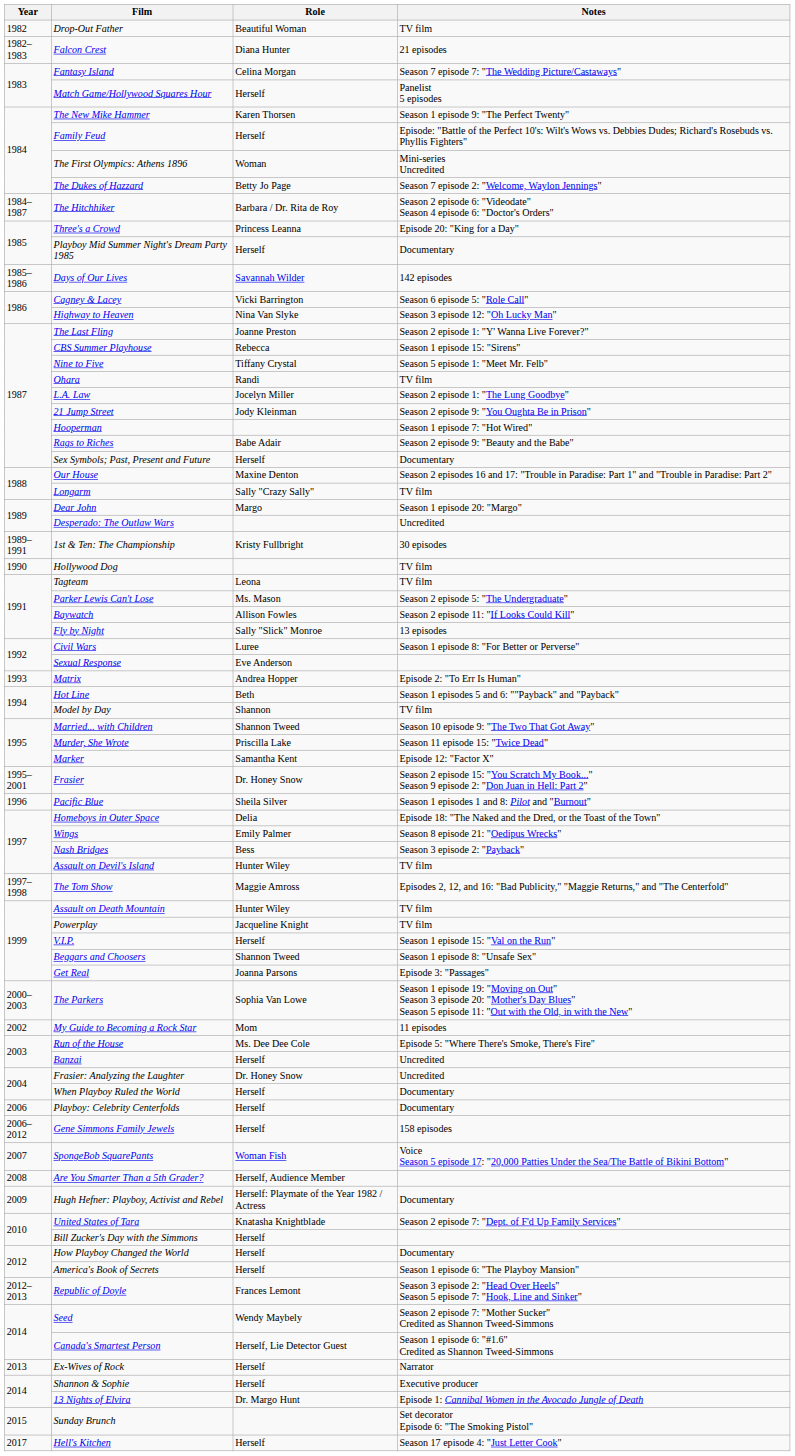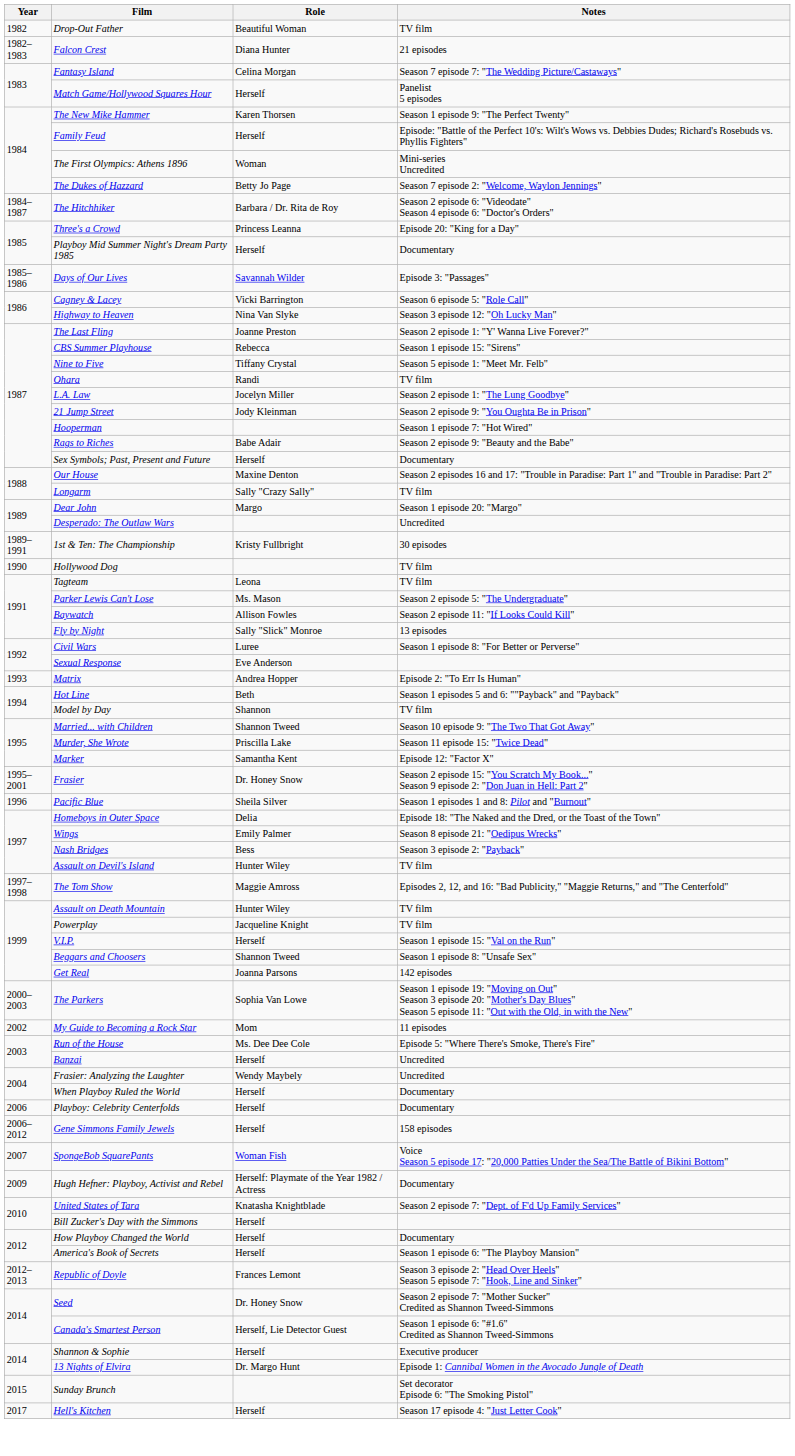(426, 278) 142 episodes -> (444, 278) Episode 3: "Passages"
(444, 973) Episode 3: "Passages" -> (426, 973) 142 episodes
(269, 1075) Dr. Honey Snow -> (269, 1075) Wendy Maybely
- row: (129, 1178)
(269, 1318) Wendy Maybely -> (269, 1302) Dr. Honey Snow
- row: (89, 1367)
